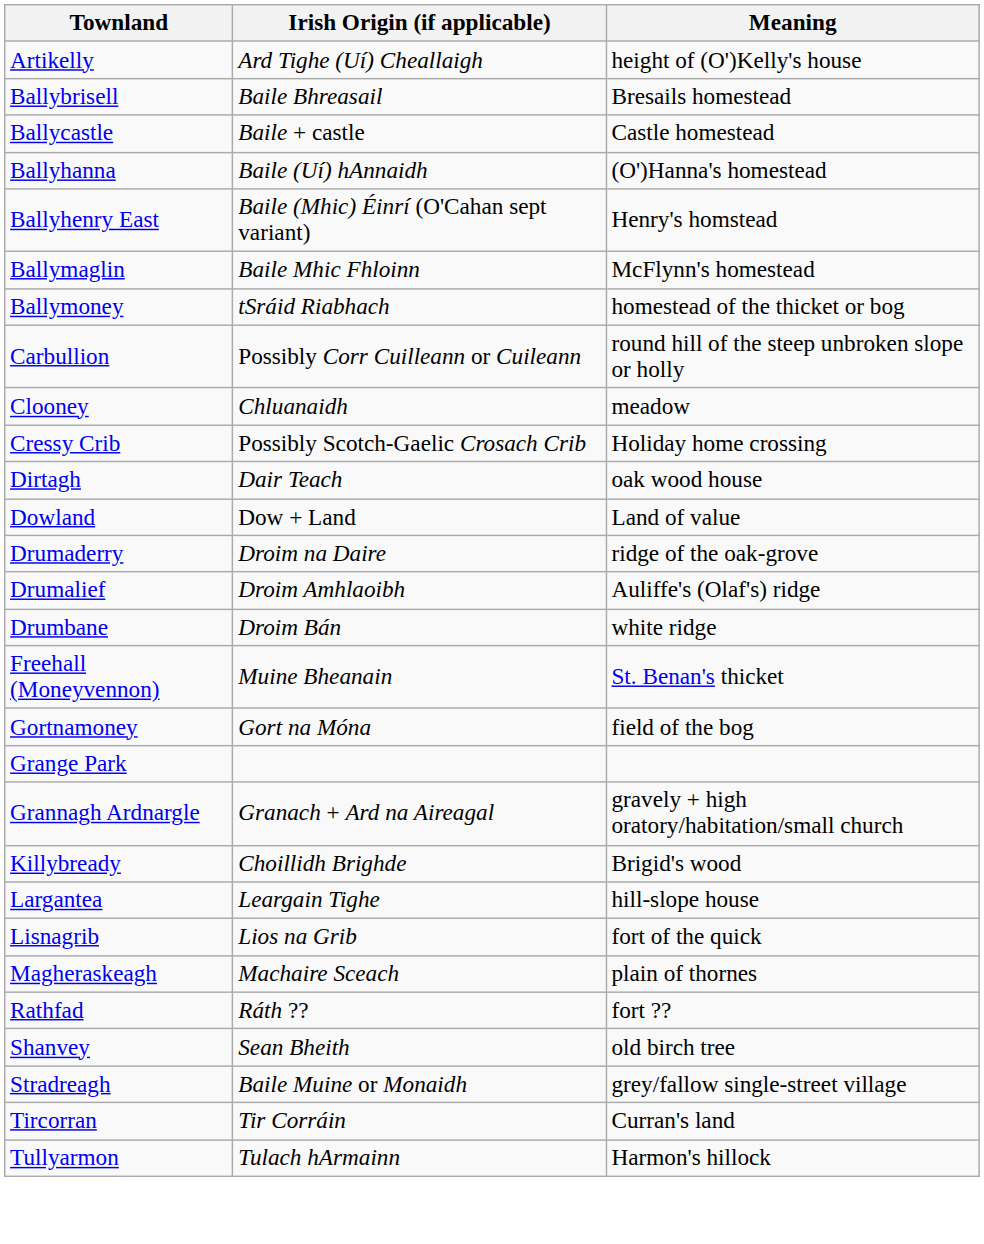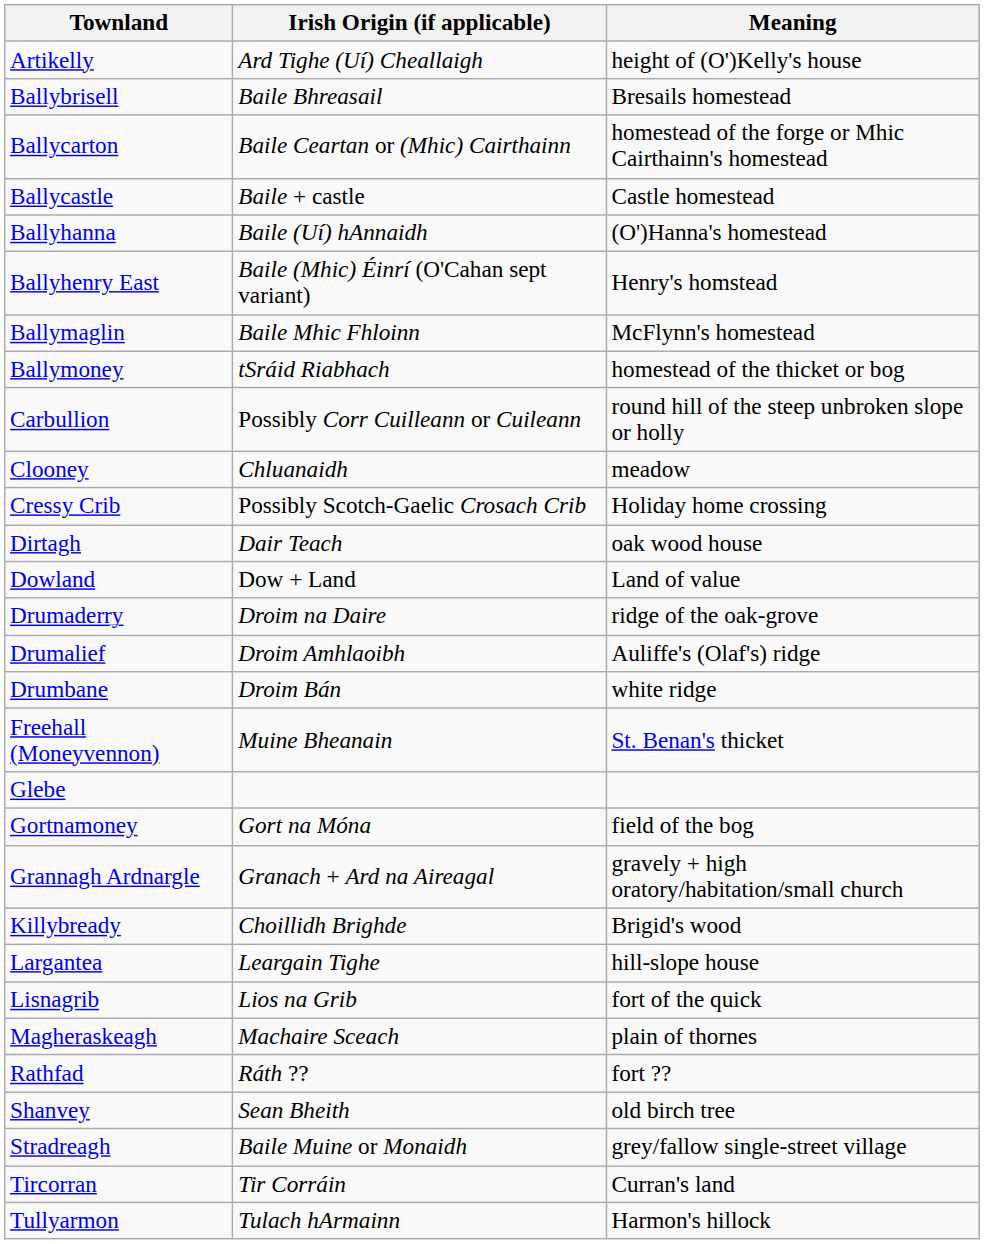+ row: (64, 146)
+ row: (38, 789)
- row: (68, 763)
